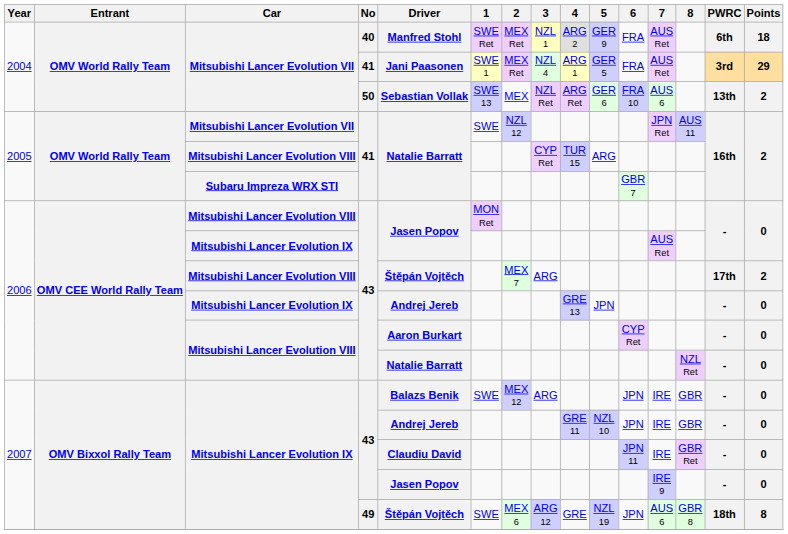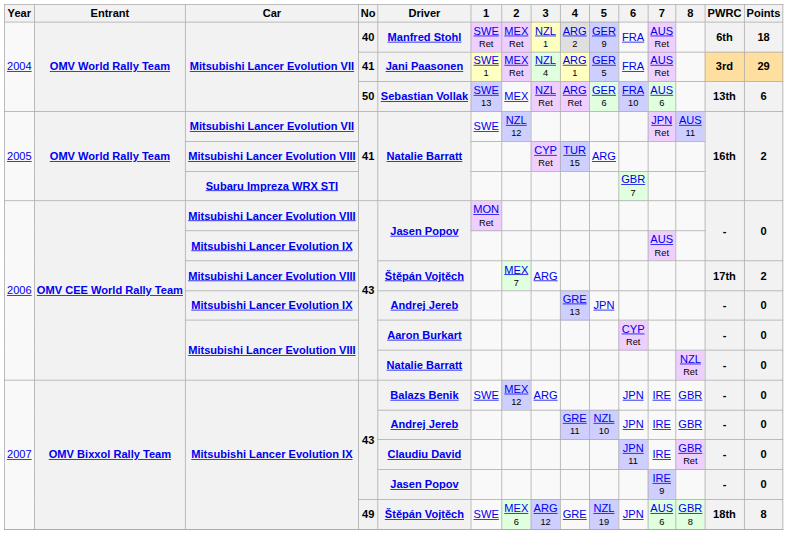(764, 97) 2 -> (764, 97) 6
